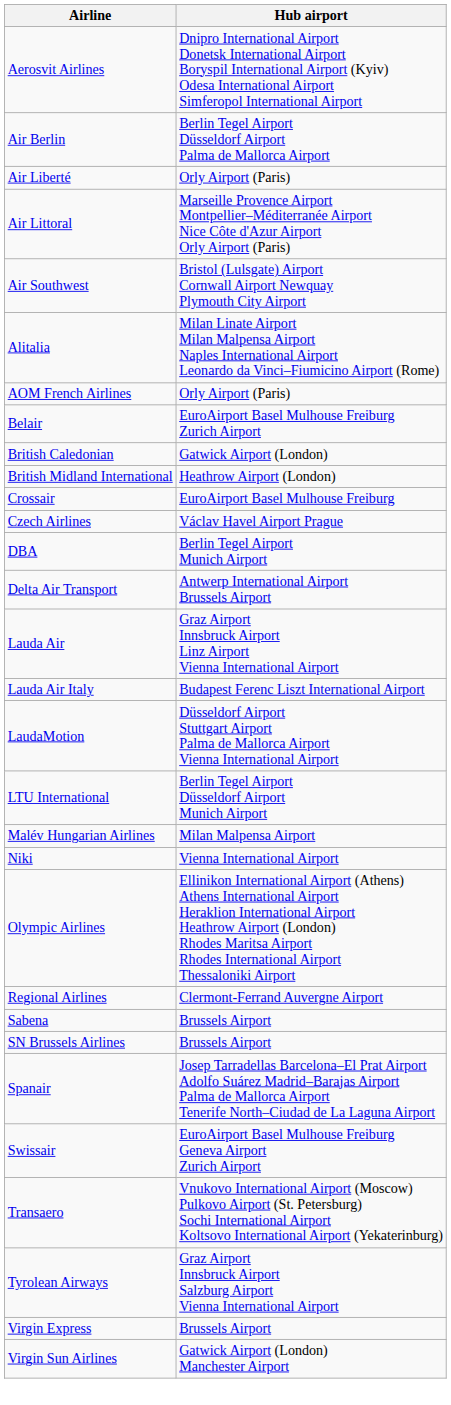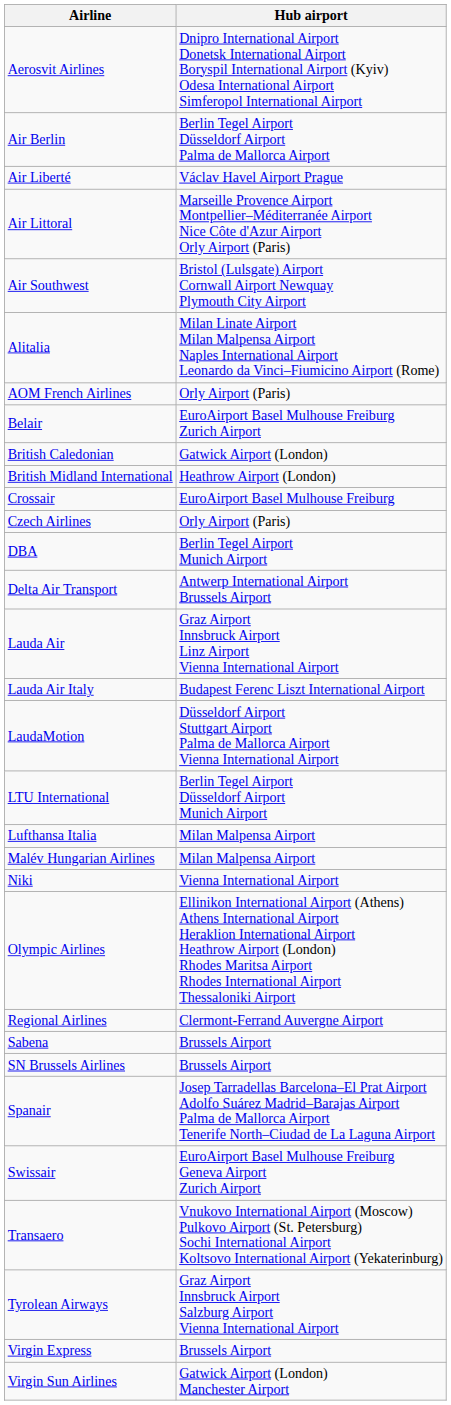(235, 177) Orly Airport (Paris) -> (261, 177) Václav Havel Airport Prague
(261, 521) Václav Havel Airport Prague -> (235, 521) Orly Airport (Paris)
+ row: (52, 835)
